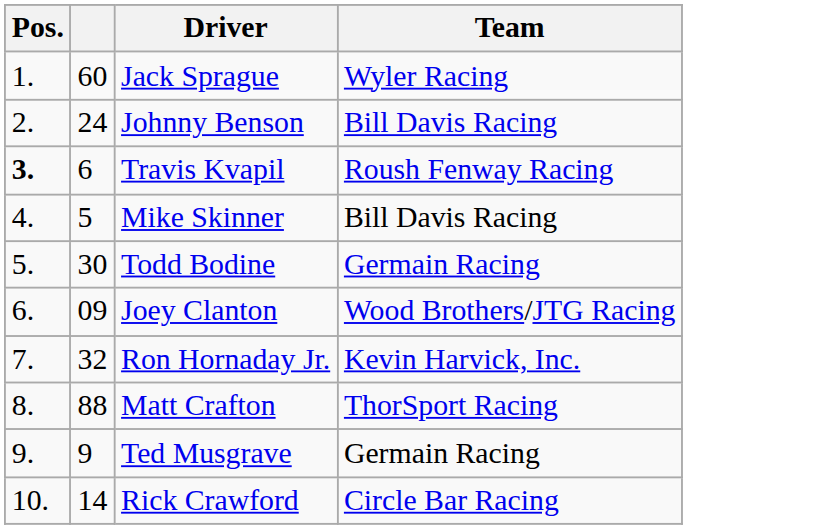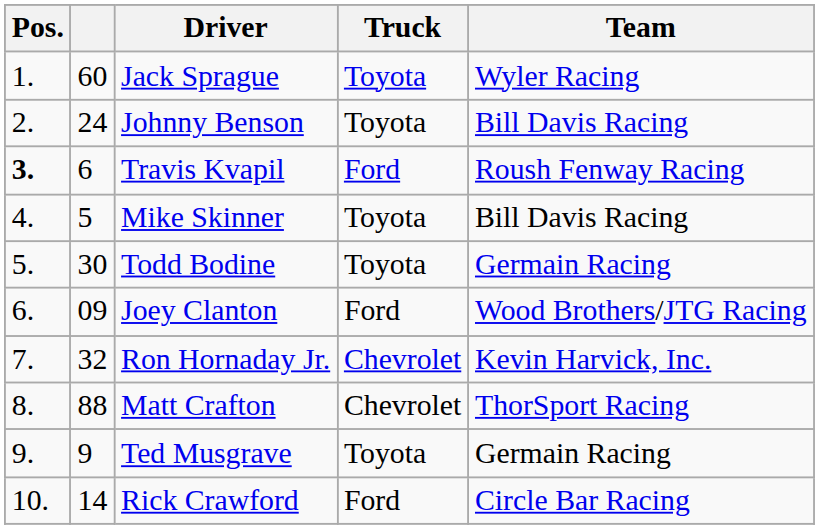+ column: (403, 28)
